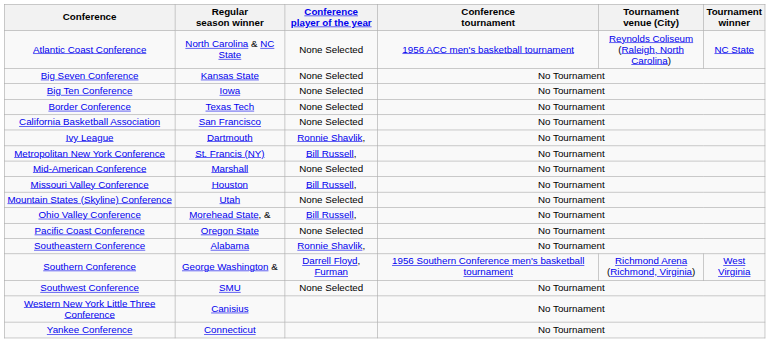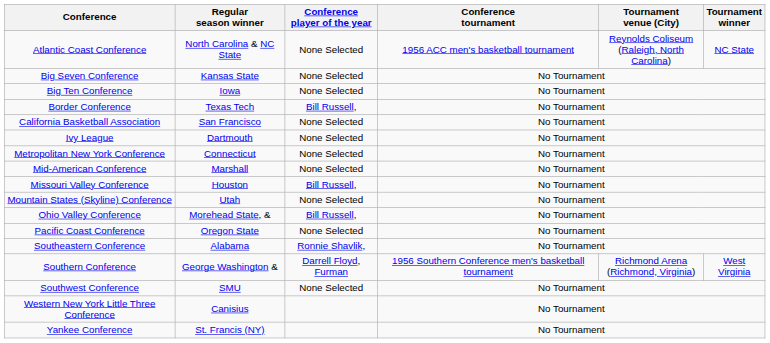(331, 107) None Selected -> (331, 107) Bill Russell,
(331, 138) Ronnie Shavlik, -> (331, 138) None Selected
(230, 153) St. Francis (NY) -> (230, 153) Connecticut
(331, 153) Bill Russell, -> (331, 153) None Selected
(230, 330) Connecticut -> (230, 330) St. Francis (NY)
